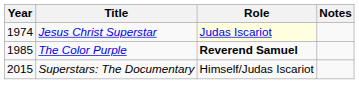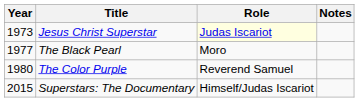(20, 32) 1974 -> (20, 32) 1973
+ row: (80, 50)
(20, 50) 1985 -> (20, 69) 1980
(249, 50) bold -> (246, 69) normal
